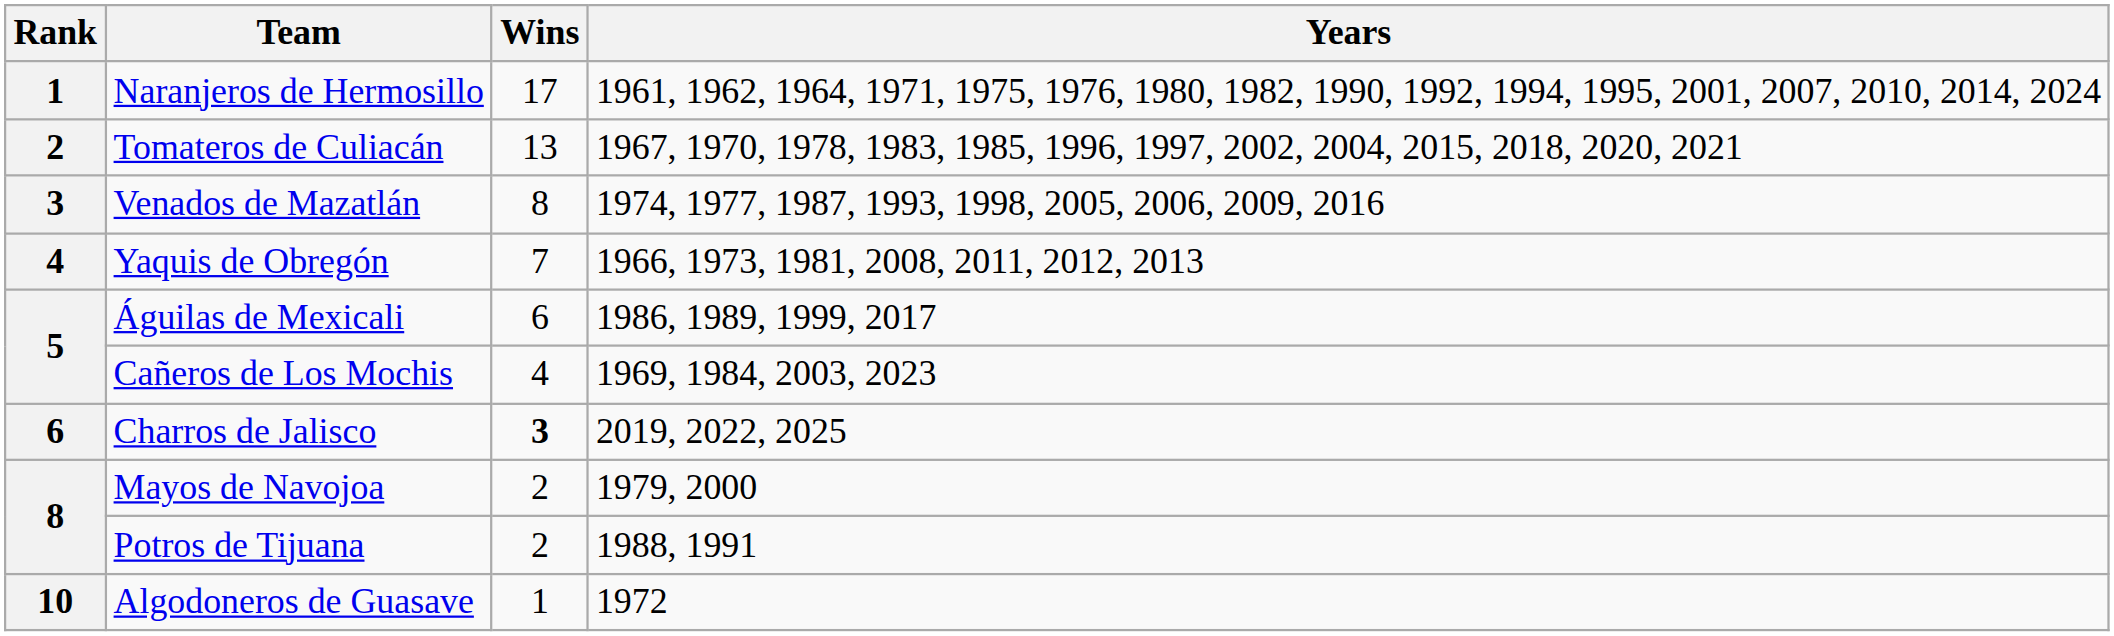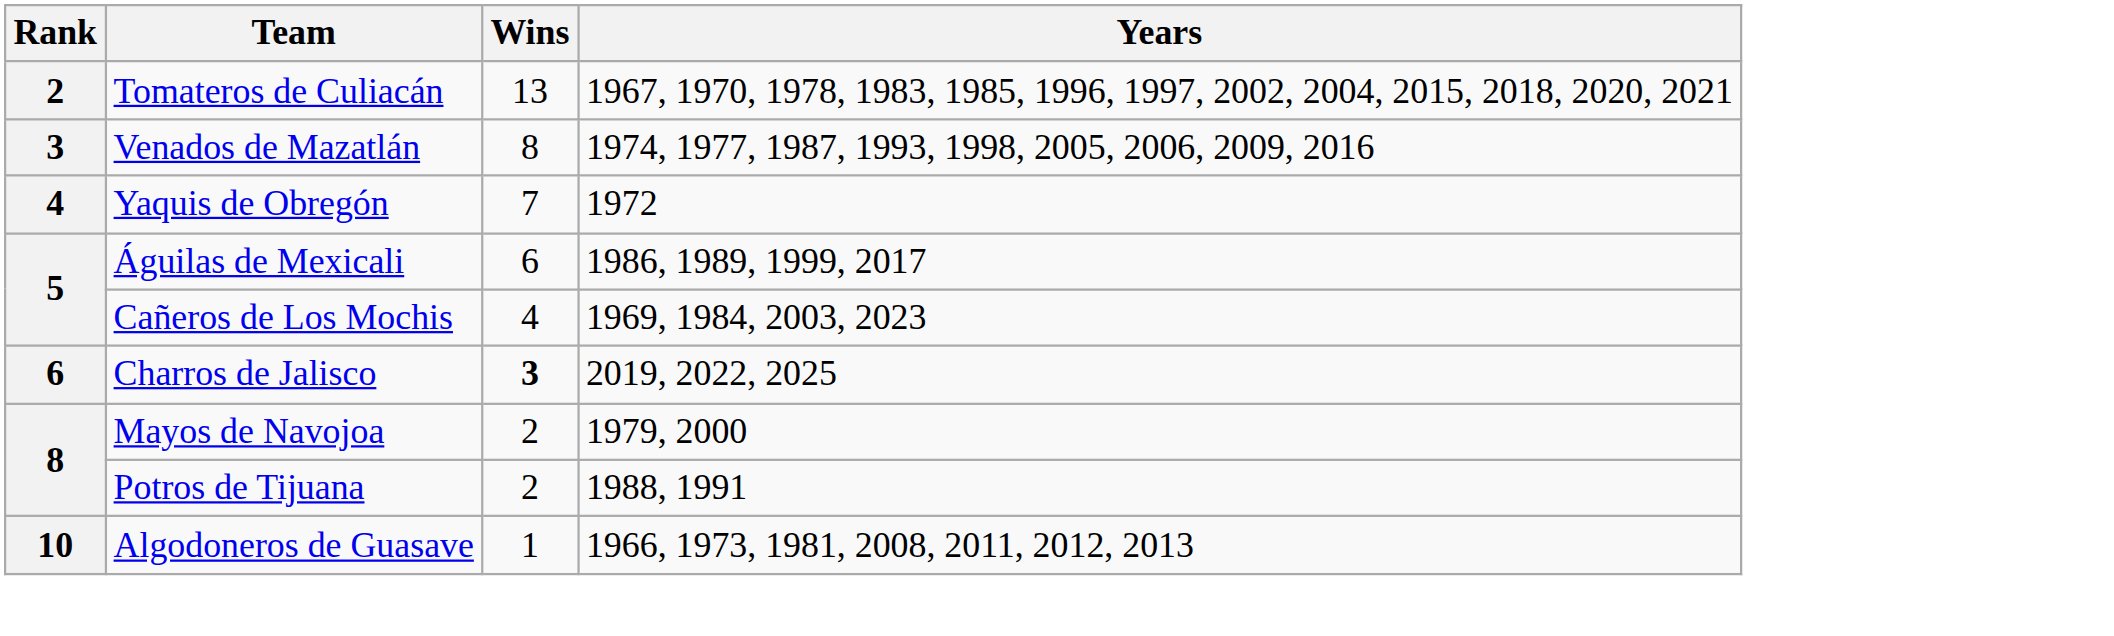- row: (299, 89)
(900, 260) 1966, 1973, 1981, 2008, 2011, 2012, 2013 -> (622, 203) 1972
(632, 601) 1972 -> (890, 544) 1966, 1973, 1981, 2008, 2011, 2012, 2013
